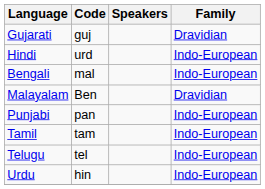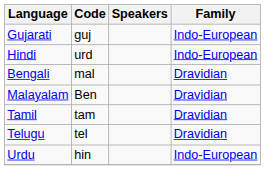(200, 34) Dravidian -> (216, 34) Indo-European
(216, 74) Indo-European -> (200, 74) Dravidian
- row: (28, 114)
(216, 134) Indo-European -> (200, 114) Dravidian
(216, 154) Indo-European -> (200, 134) Dravidian
